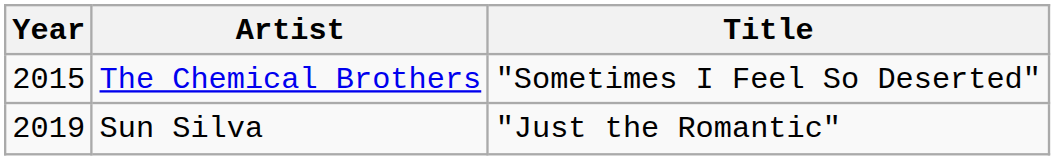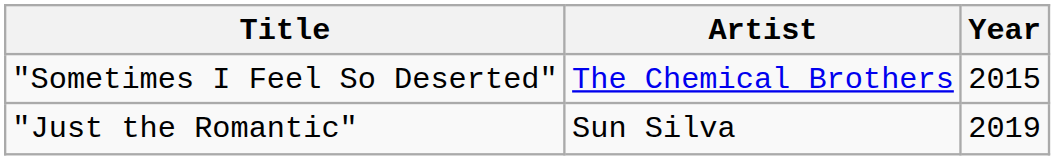columns swapped: (49, 30) <-> (768, 30)
